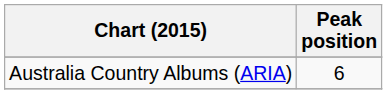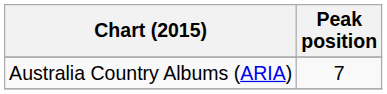(339, 72) 6 -> (339, 72) 7
